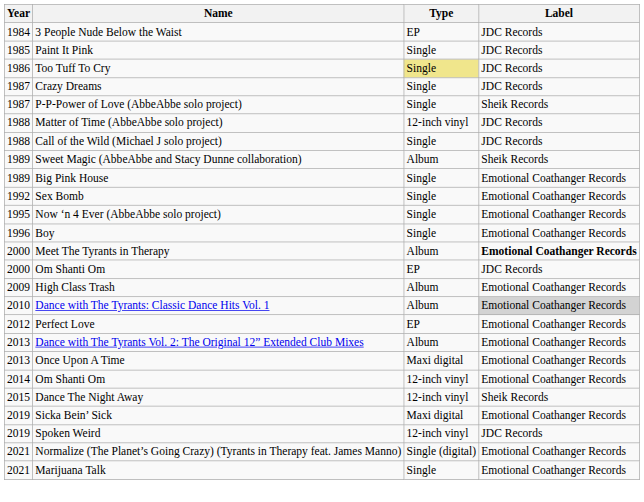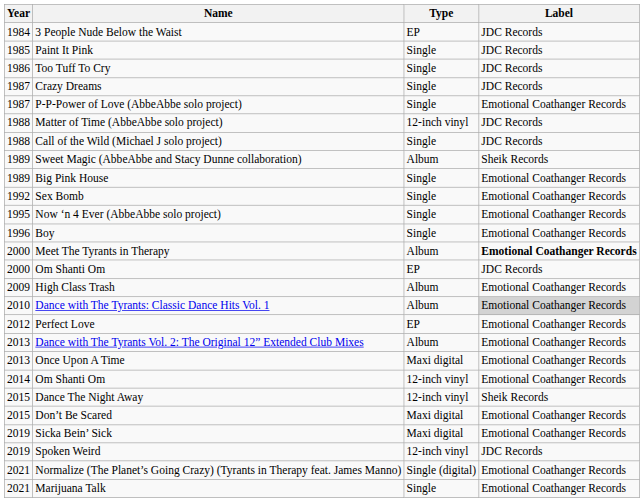(421, 68) khaki background -> (421, 68) no background
(515, 104) Sheik Records -> (554, 104) Emotional Coathanger Records
+ row: (19, 415)
